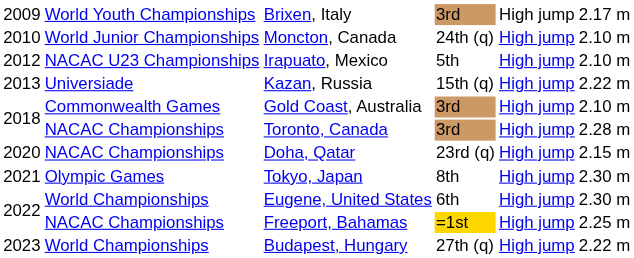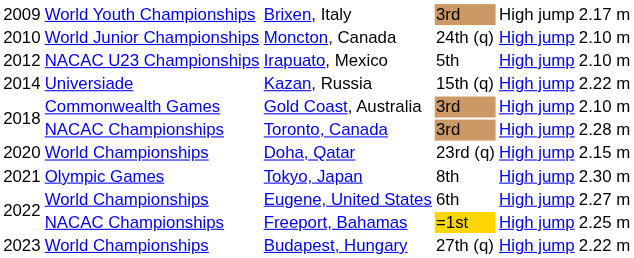(22, 83) 2013 -> (22, 83) 2014
(134, 153) NACAC Championships -> (127, 153) World Championships
(605, 199) 2.30 m -> (605, 199) 2.27 m
